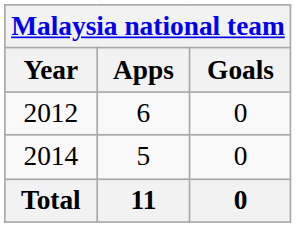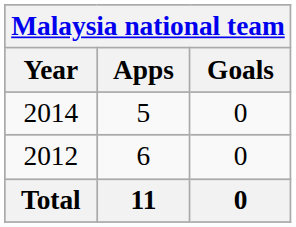rows swapped: (51, 112) <-> (51, 156)
